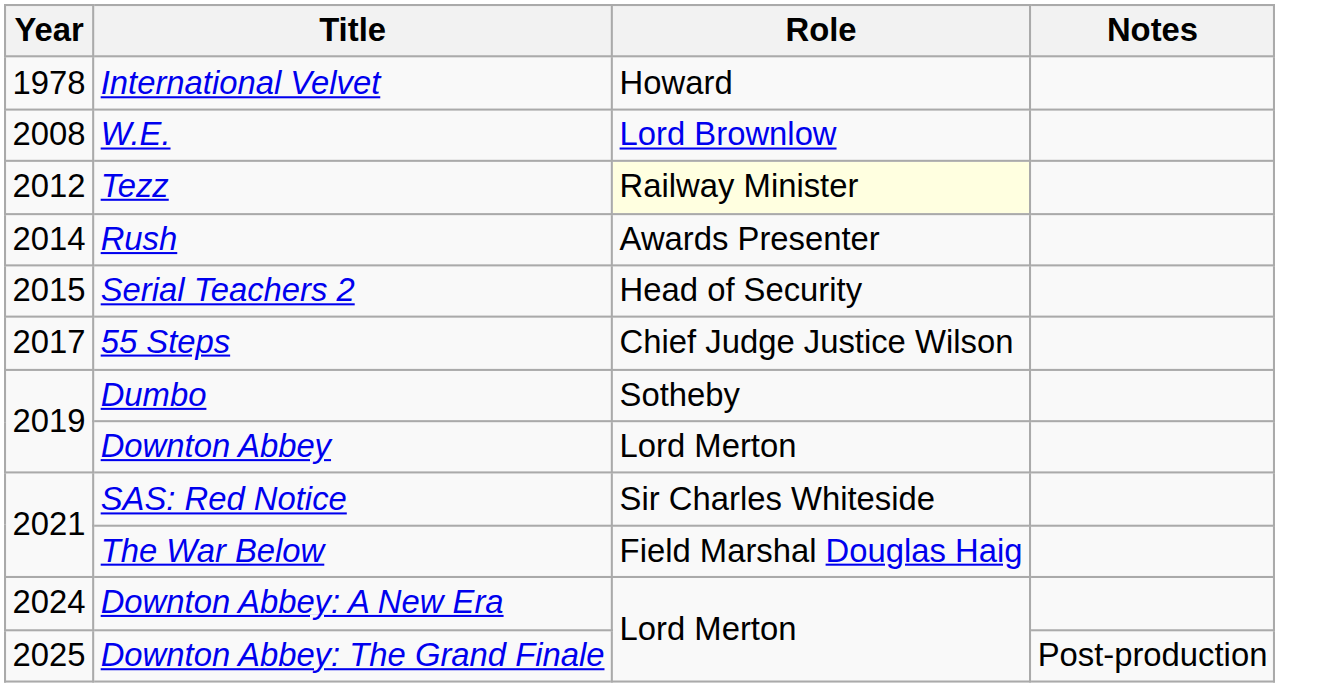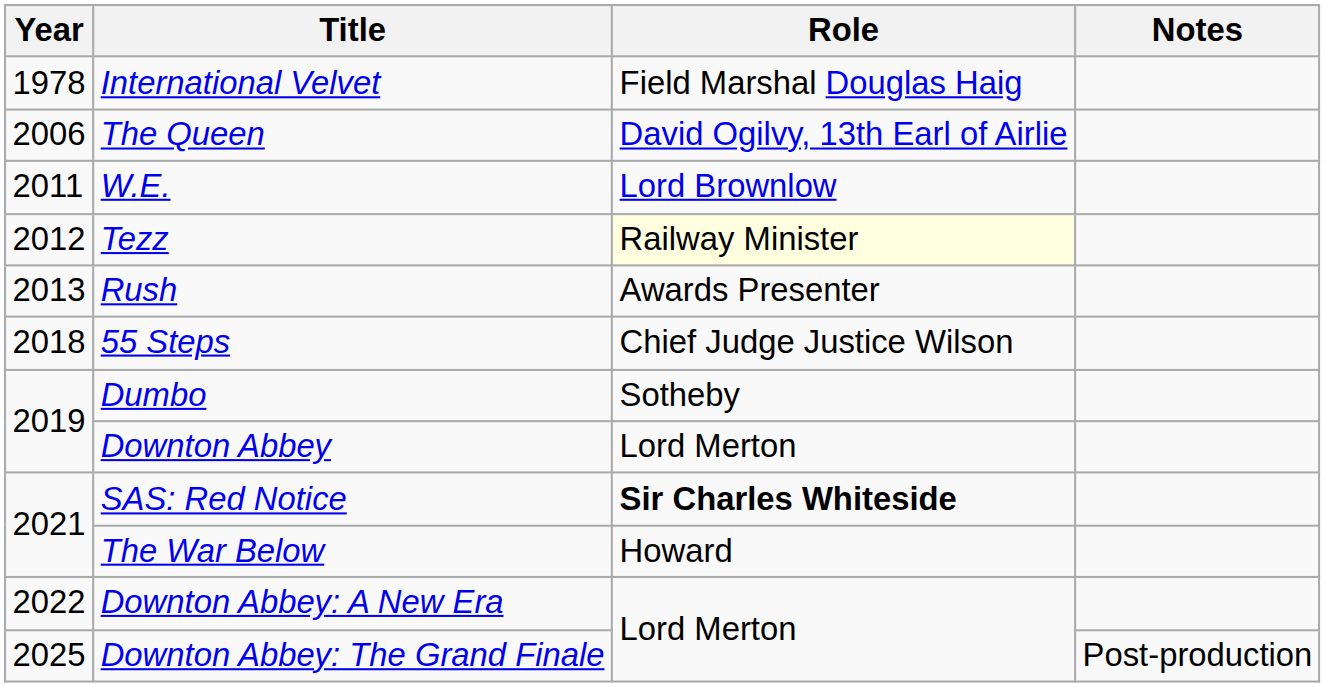(676, 82) Howard -> (821, 82) Field Marshal Douglas Haig
+ row: (183, 134)
(49, 134) 2008 -> (48, 186) 2011
(49, 238) 2014 -> (49, 290) 2013
- row: (228, 290)
(49, 342) 2017 -> (49, 342) 2018
(777, 498) normal -> (788, 498) bold
(821, 550) Field Marshal Douglas Haig -> (676, 550) Howard
(49, 602) 2024 -> (49, 602) 2022
